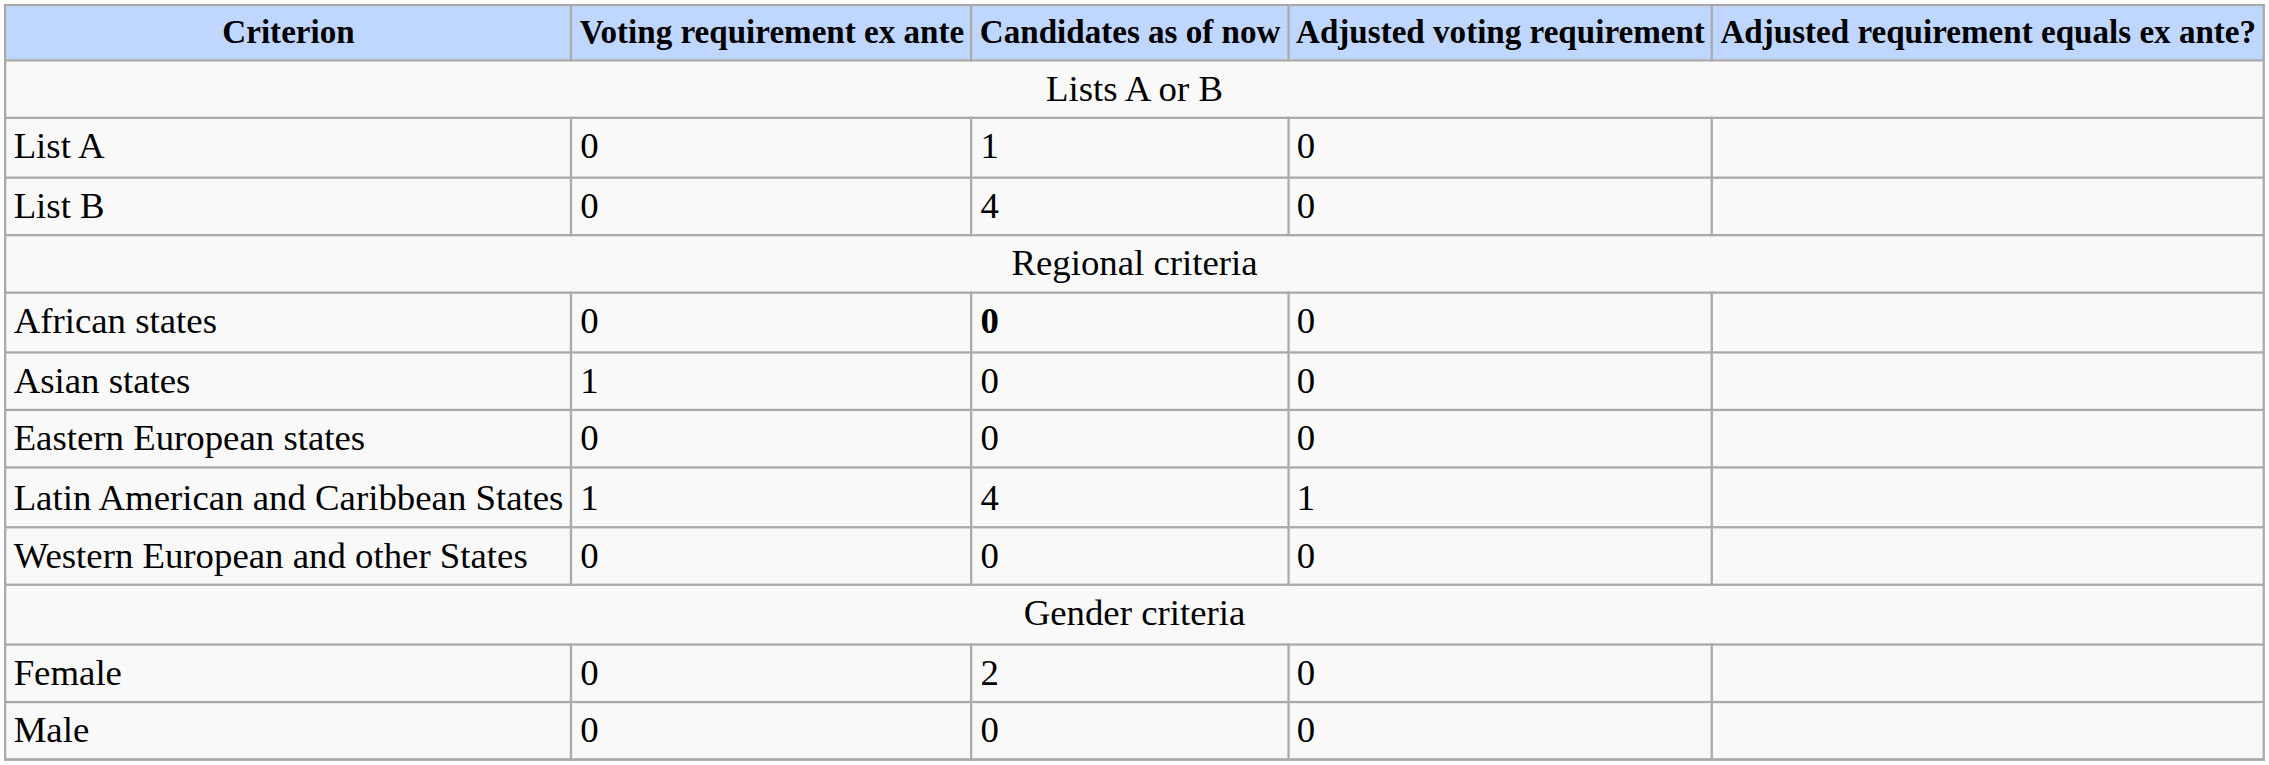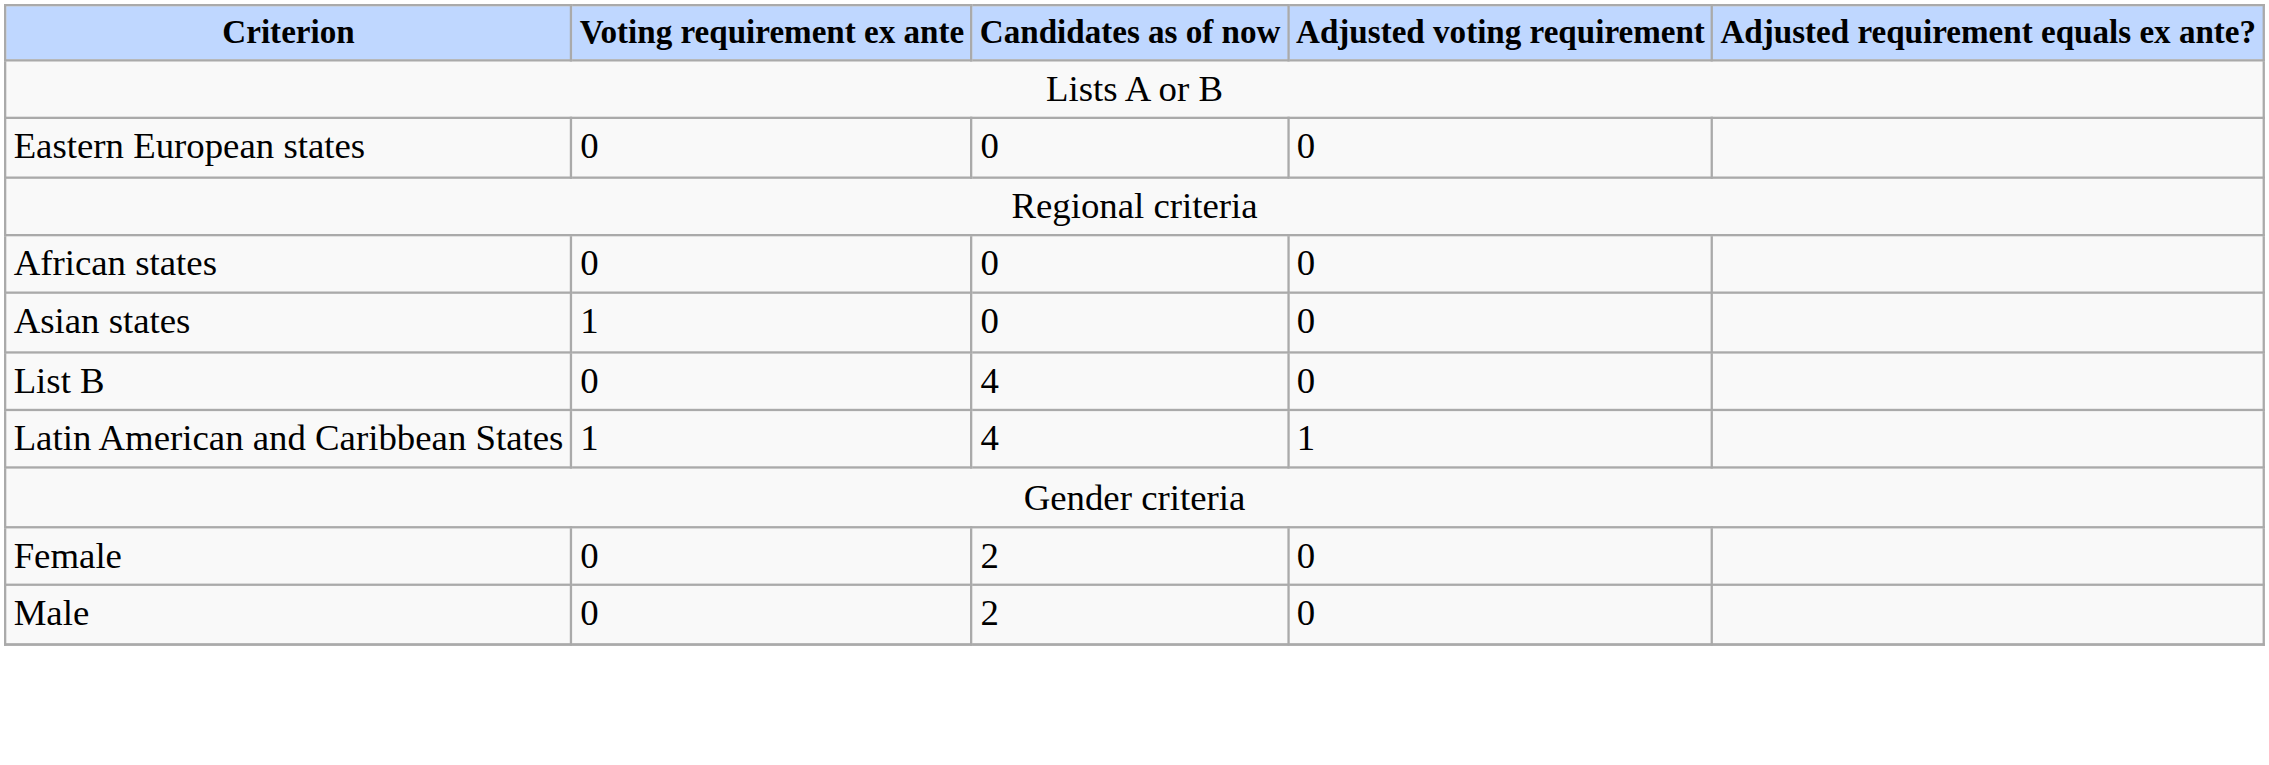- row: (59, 146)
rows swapped: (59, 205) <-> (189, 438)
(990, 321) bold -> (990, 263) normal
- row: (271, 555)
(990, 730) 0 -> (990, 613) 2
